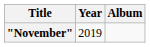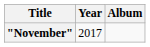(90, 32) 2019 -> (90, 32) 2017
